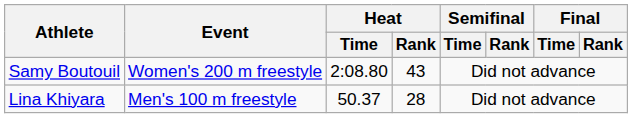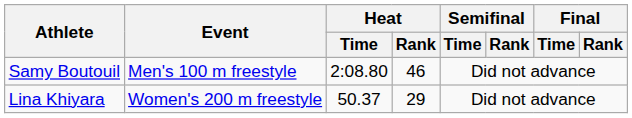(225, 72) Women's 200 m freestyle -> (212, 72) Men's 100 m freestyle
(416, 72) 43 -> (416, 72) 46
(212, 99) Men's 100 m freestyle -> (225, 99) Women's 200 m freestyle
(416, 99) 28 -> (416, 99) 29
